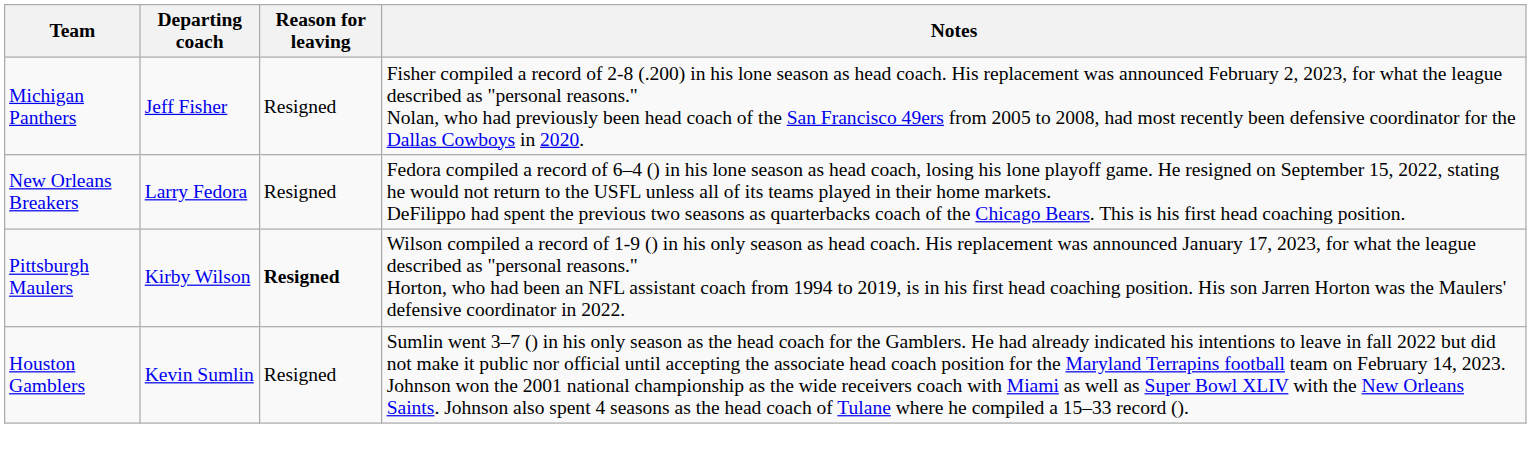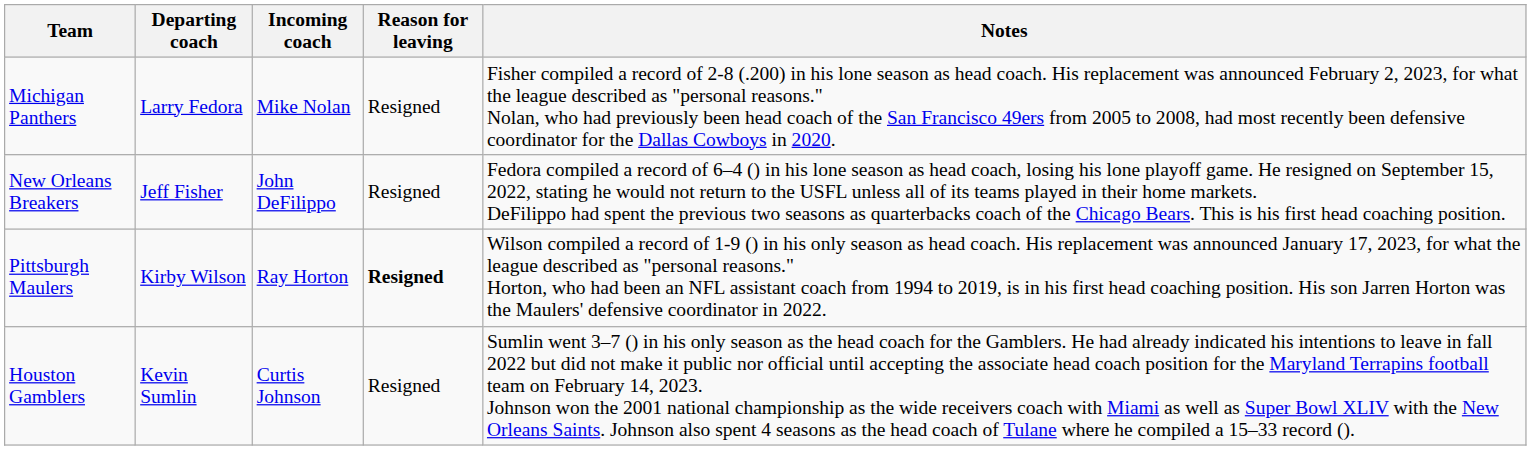+ column: (308, 30)
(186, 105) Jeff Fisher -> (191, 105) Larry Fedora
(196, 191) Larry Fedora -> (181, 191) Jeff Fisher
